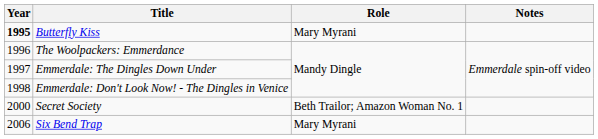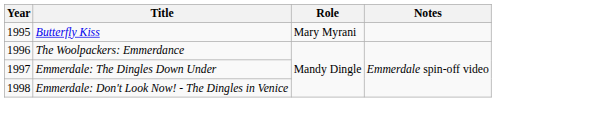(19, 32) bold -> (19, 32) normal
- row: (68, 106)
- row: (69, 124)
